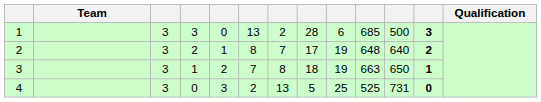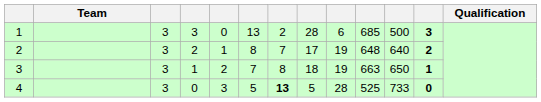(253, 87) 2 -> (253, 87) 5
(282, 87) normal -> (282, 87) bold
(341, 87) 25 -> (341, 87) 28
(399, 87) 731 -> (399, 87) 733
